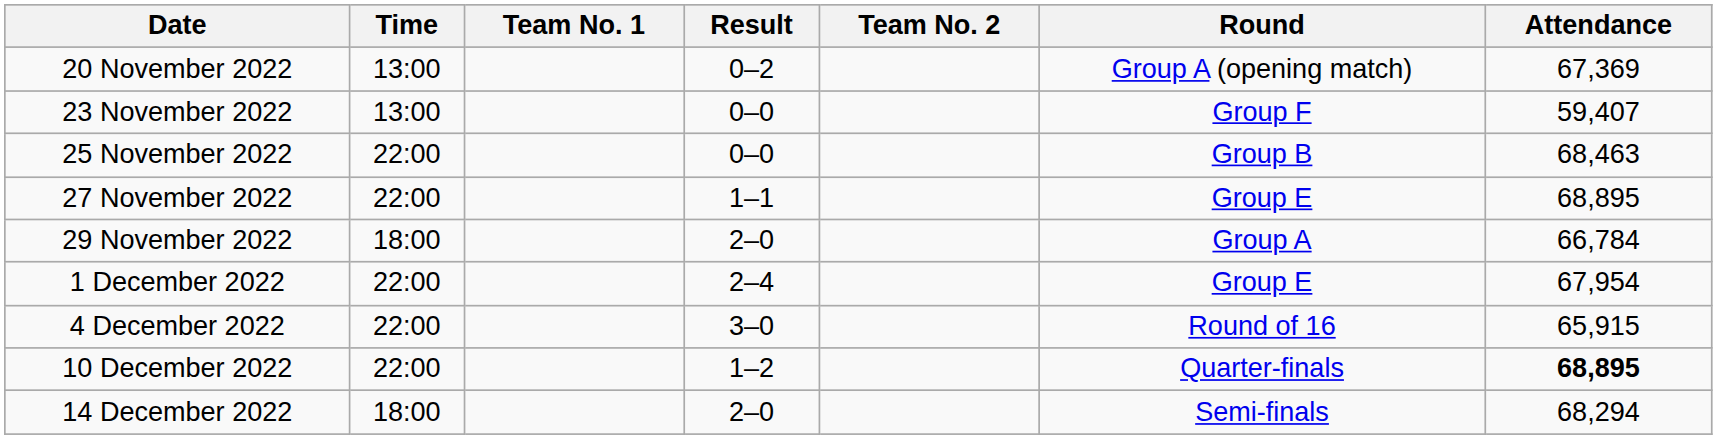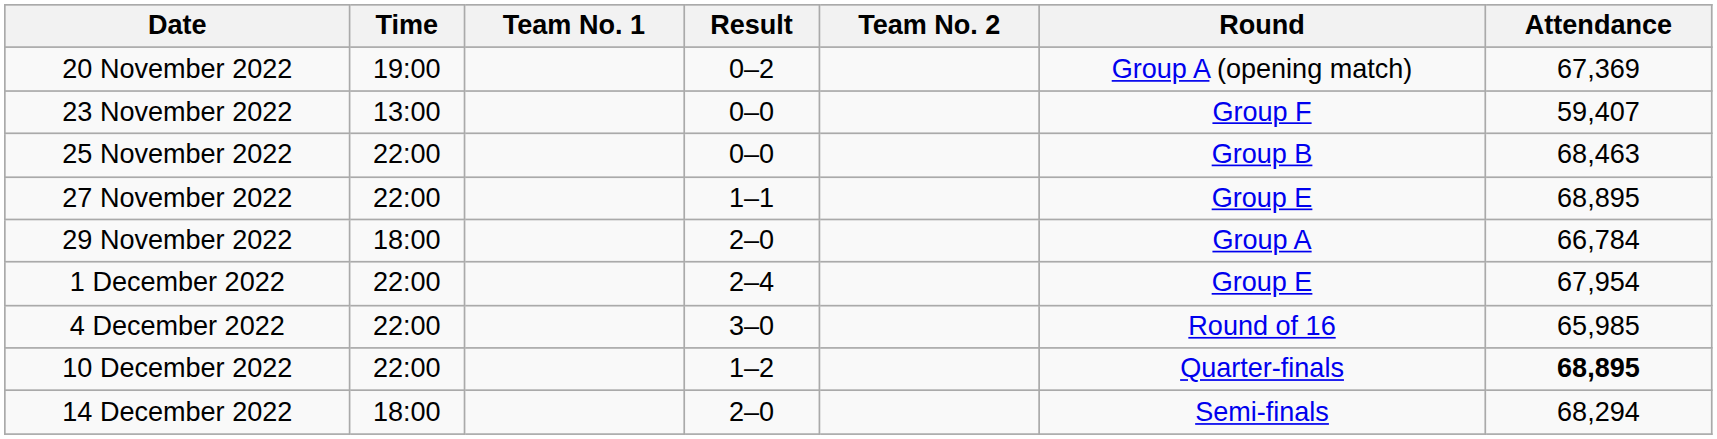(407, 68) 13:00 -> (407, 68) 19:00
(1598, 326) 65,915 -> (1598, 326) 65,985
